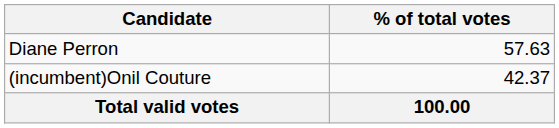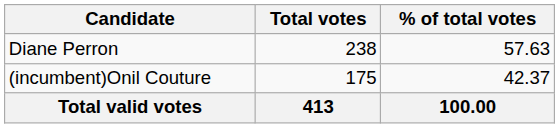+ column: (318, 19)
